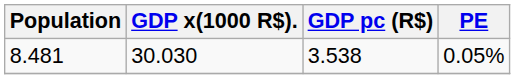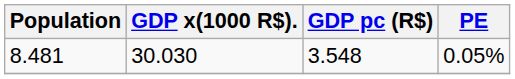(335, 55) 3.538 -> (335, 55) 3.548
